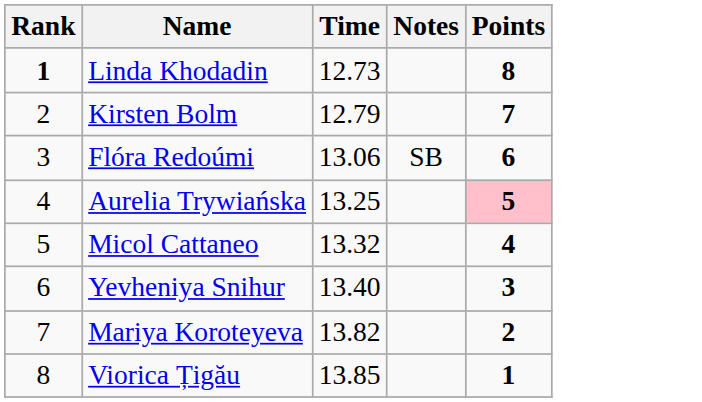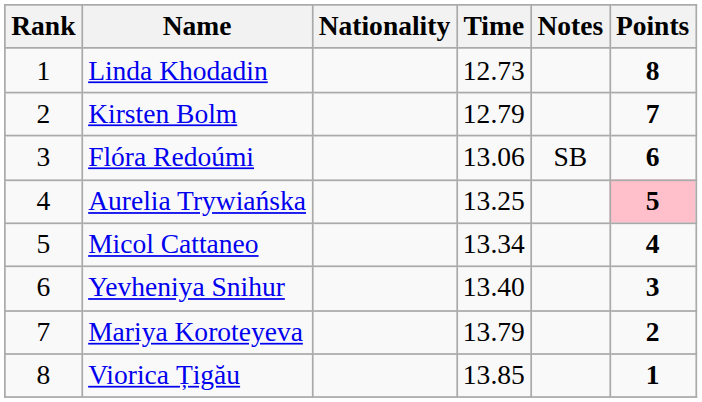+ column: (384, 26)
(43, 69) bold -> (43, 69) normal
(350, 244) 13.32 -> (494, 244) 13.34
(350, 331) 13.82 -> (494, 331) 13.79
